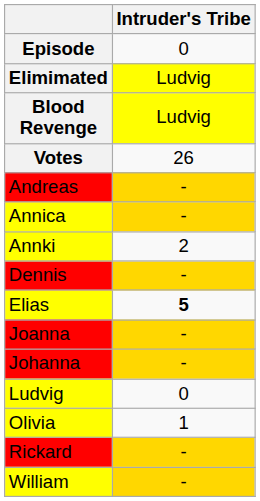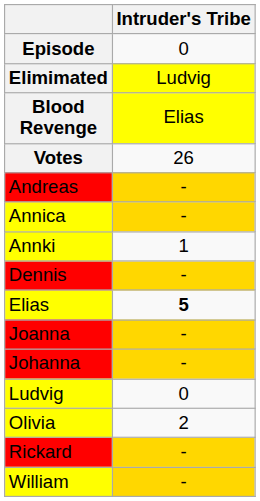(184, 117) Ludvig -> (184, 117) Elias
(184, 246) 2 -> (184, 246) 1
(184, 422) 1 -> (184, 422) 2
